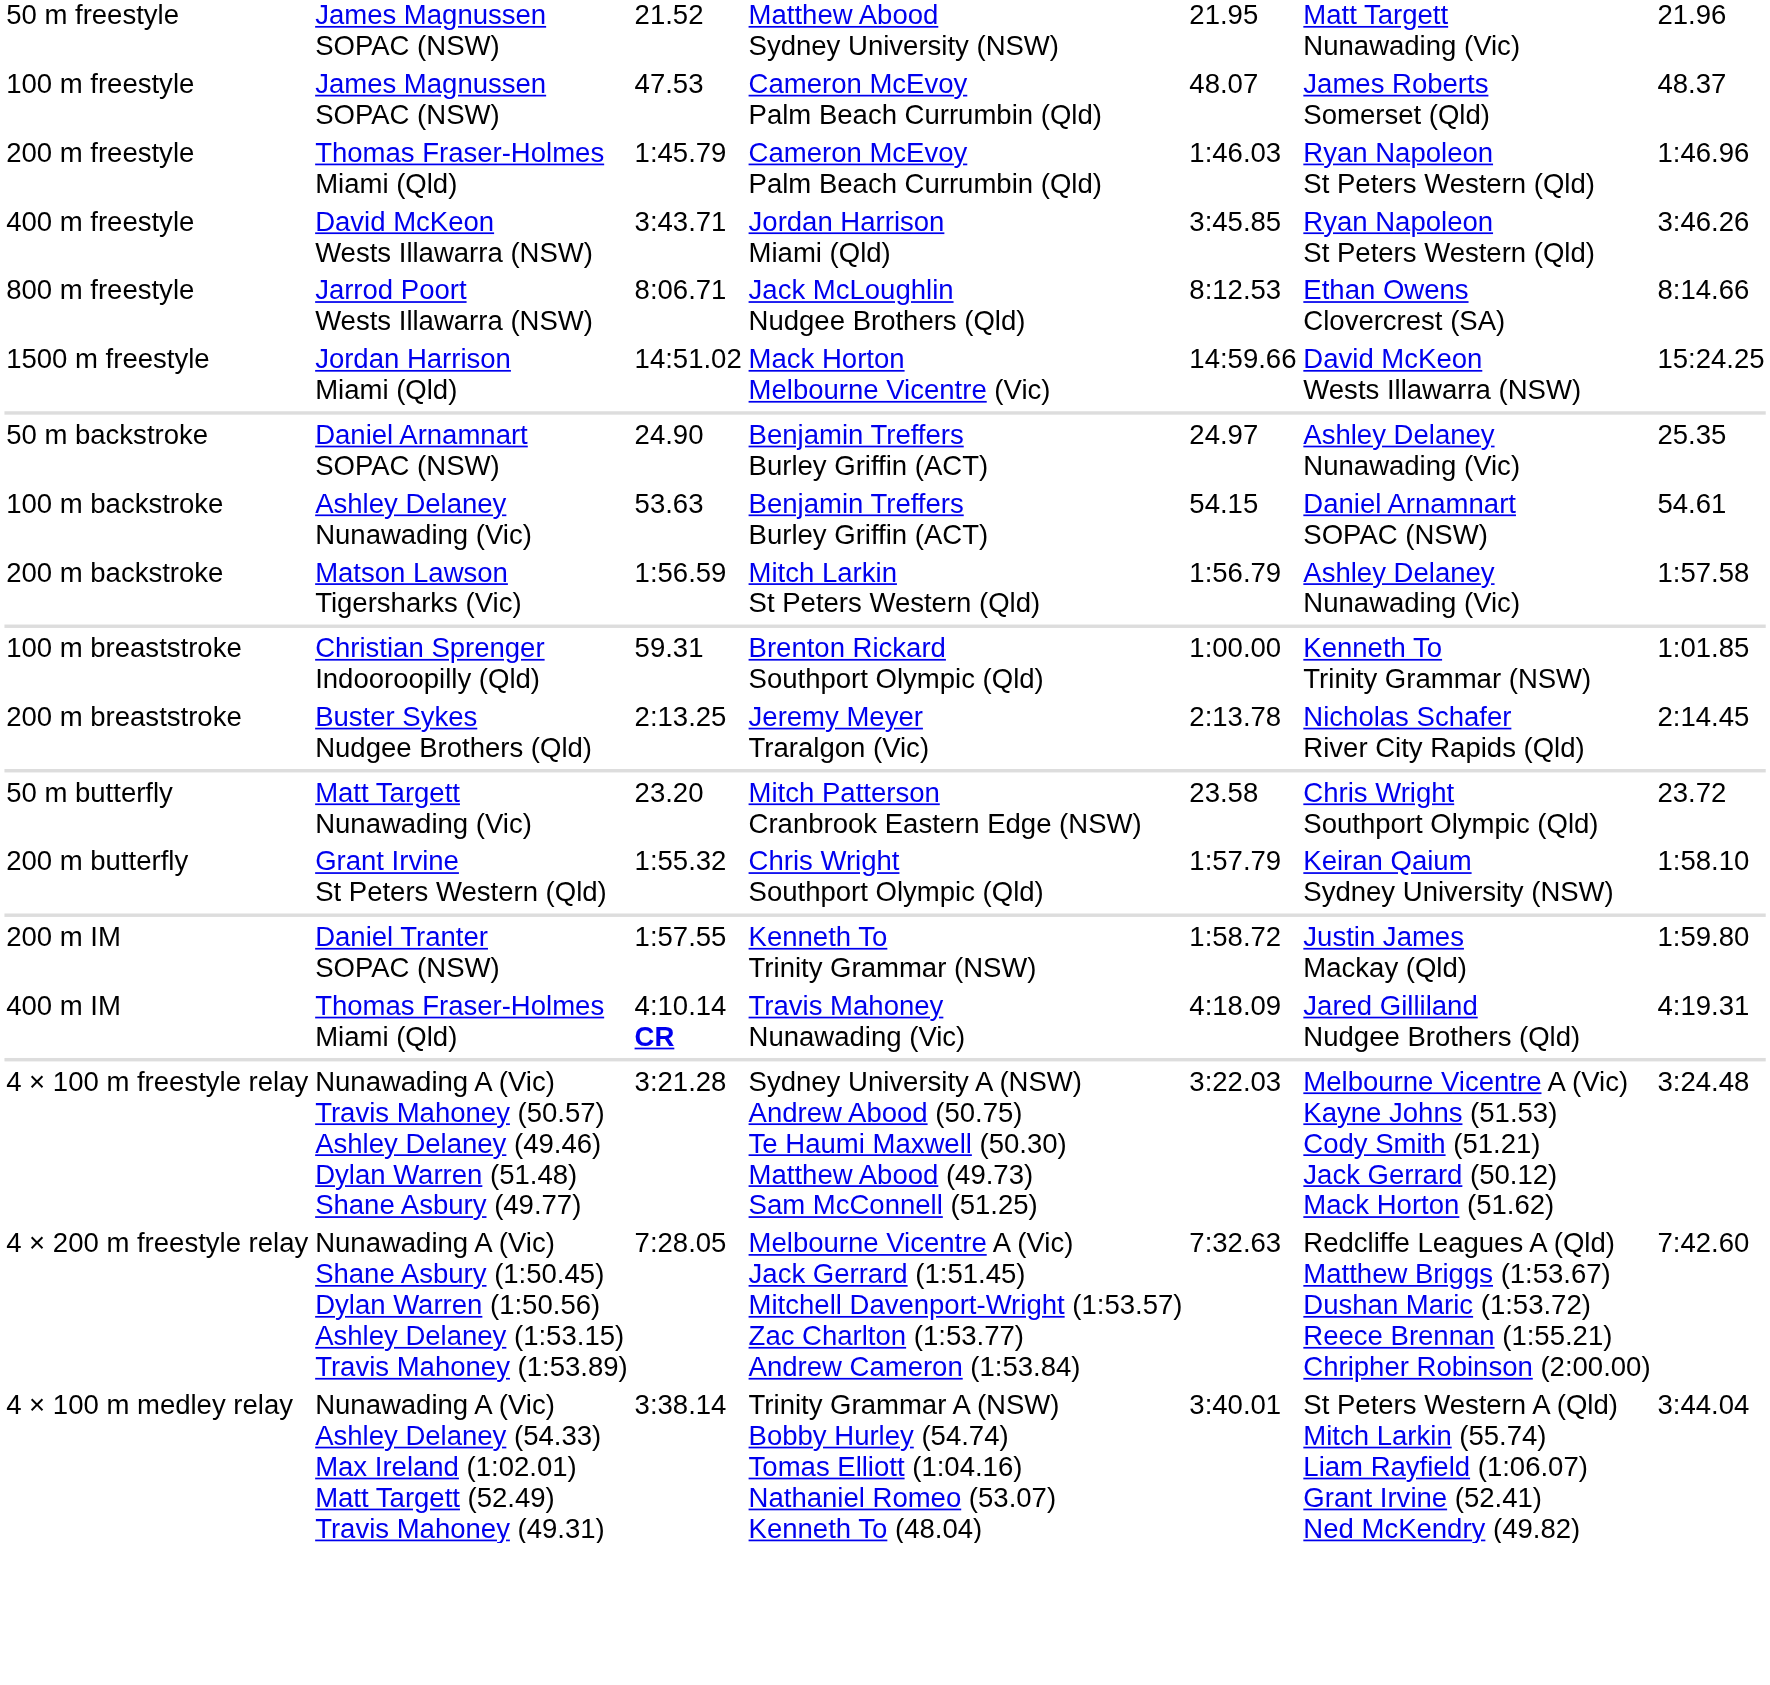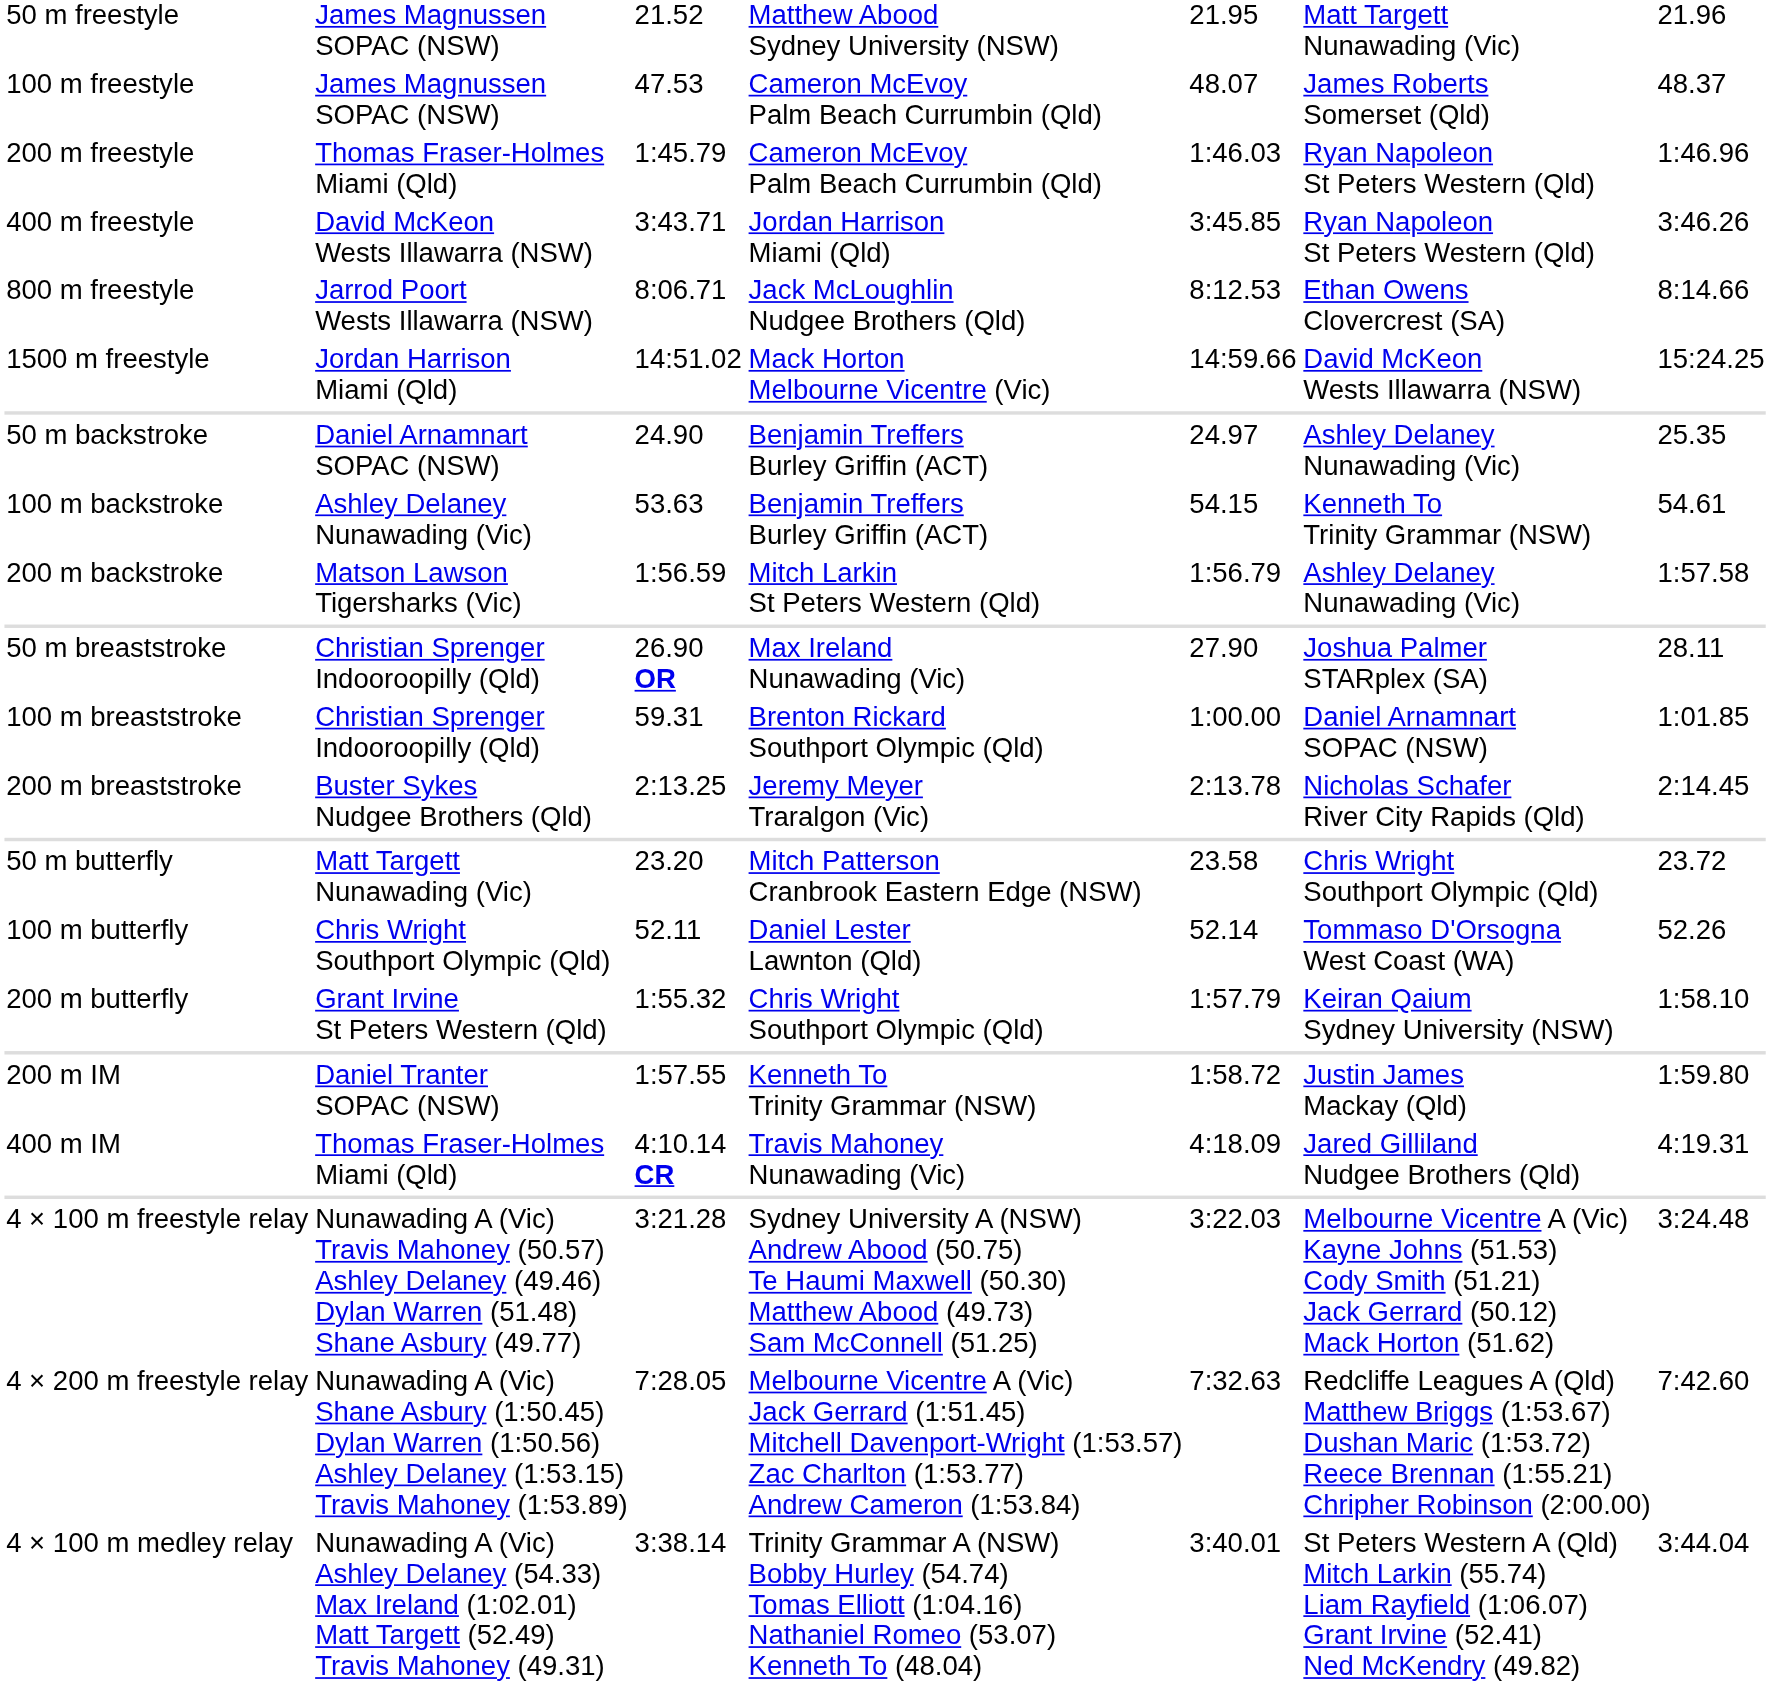(1410, 519) Daniel Arnamnart SOPAC (NSW) -> (1447, 519) Kenneth To Trinity Grammar (NSW)
+ row: (116, 648)
(1447, 663) Kenneth To Trinity Grammar (NSW) -> (1410, 732) Daniel Arnamnart SOPAC (NSW)
+ row: (97, 930)
